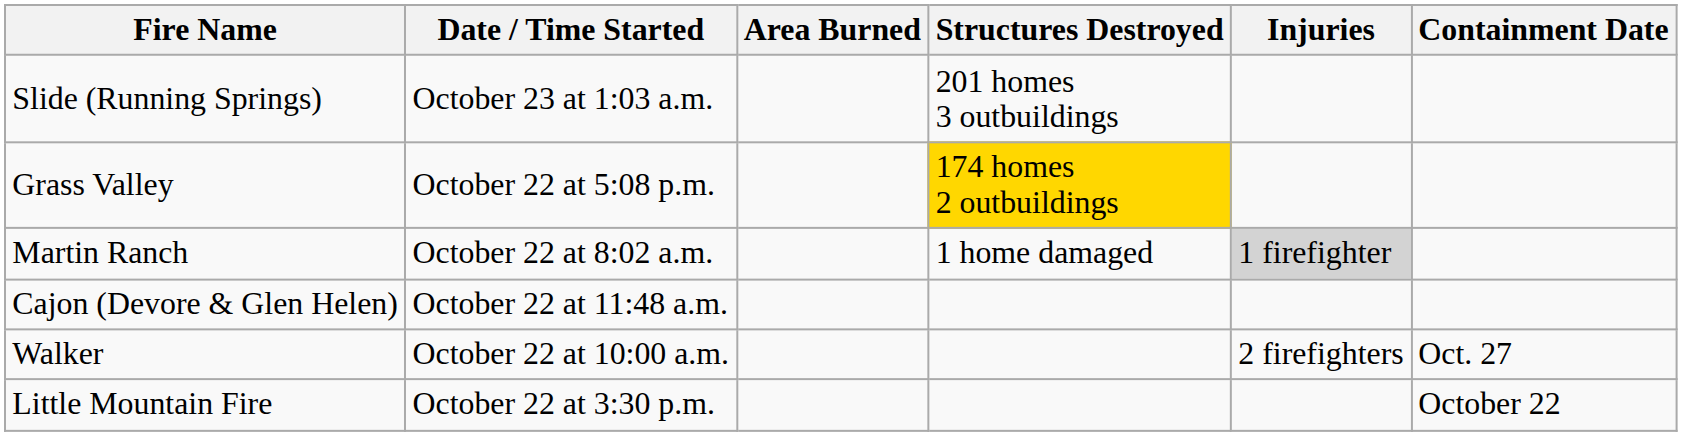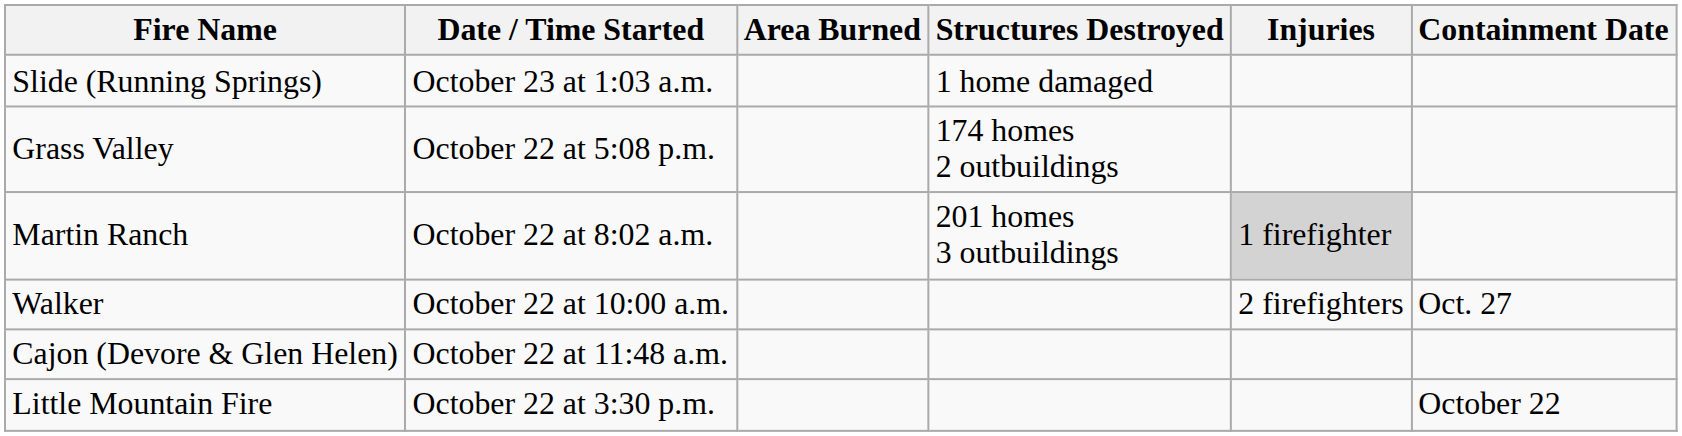(1027, 98) 201 homes 3 outbuildings -> (1044, 80) 1 home damaged
(1027, 184) gold background -> (1027, 148) no background
(1044, 252) 1 home damaged -> (1027, 234) 201 homes 3 outbuildings
rows swapped: (58, 353) <-> (205, 303)
